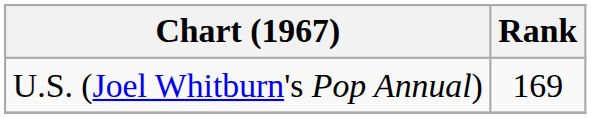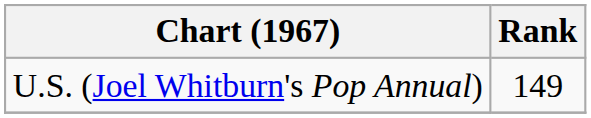(538, 84) 169 -> (538, 84) 149
